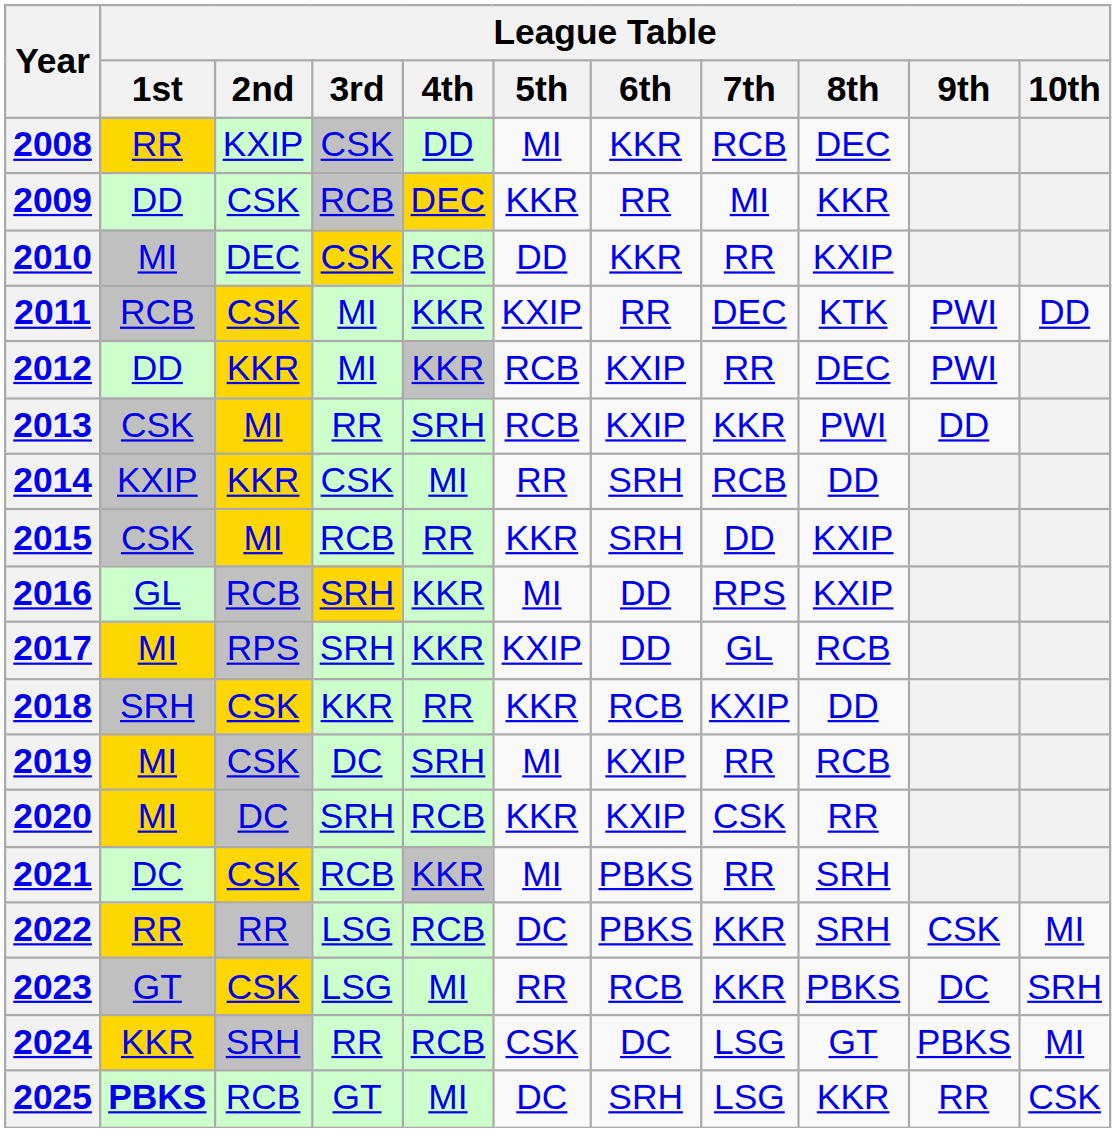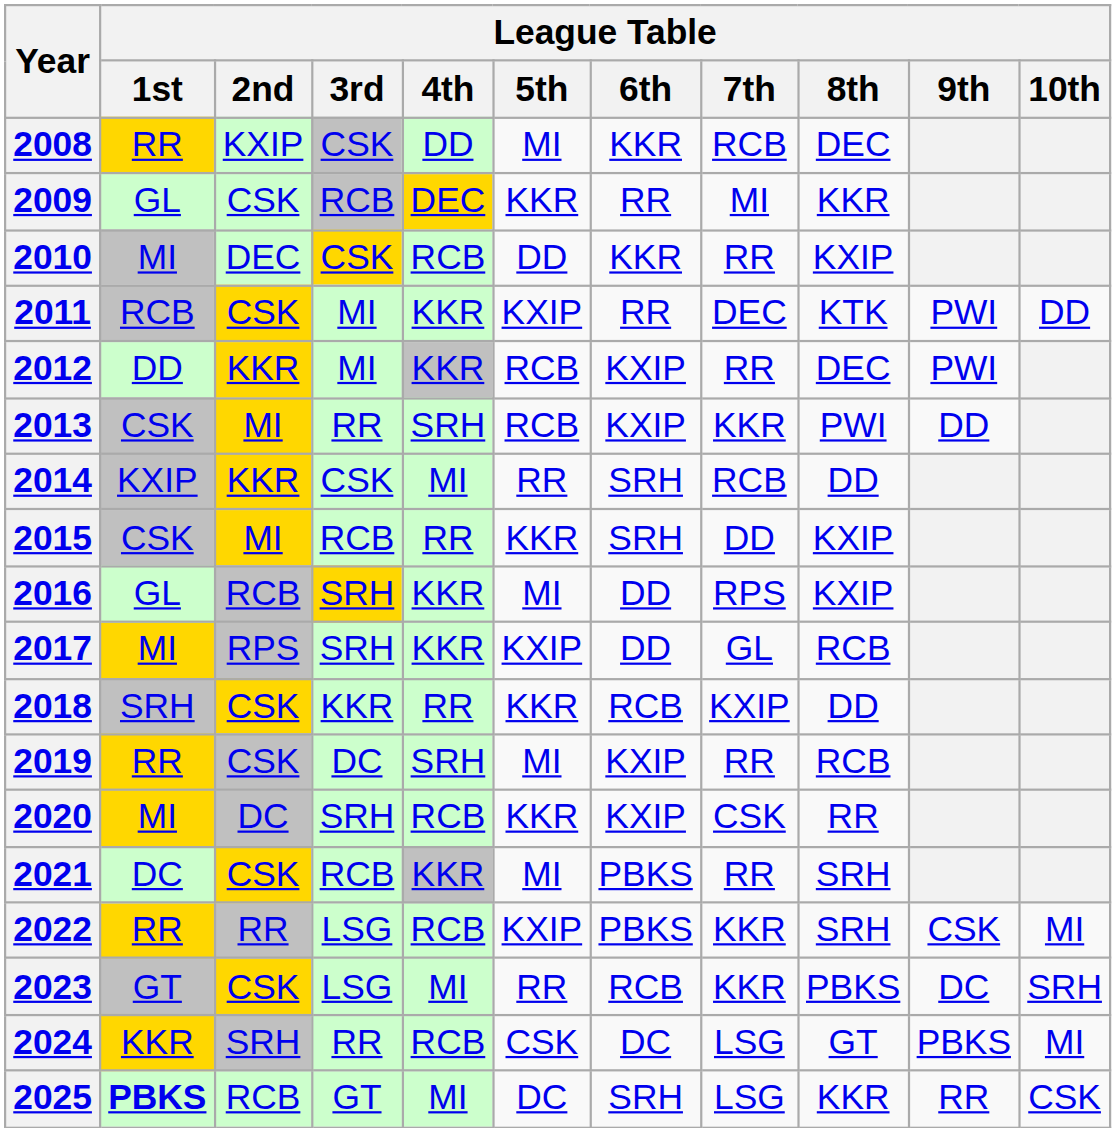(157, 200) DD -> (157, 200) GL
(157, 761) MI -> (157, 761) RR
(542, 929) DC -> (542, 929) KXIP
